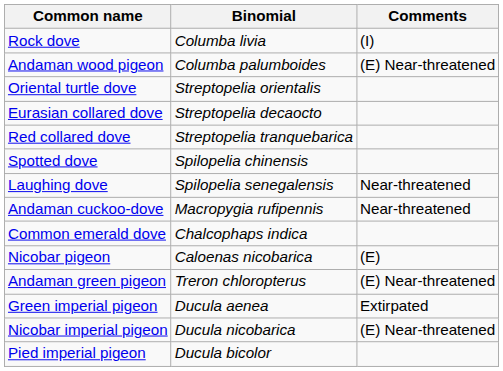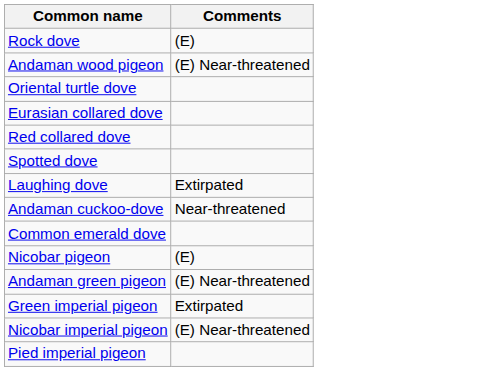- column: (264, 16)
(367, 40) (I) -> (185, 40) (E)
(415, 185) Near-threatened -> (209, 185) Extirpated
